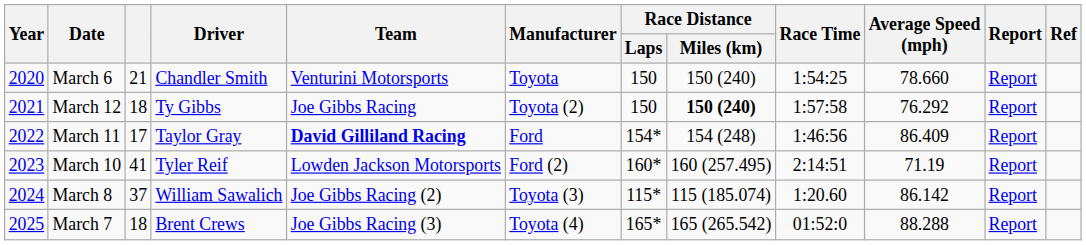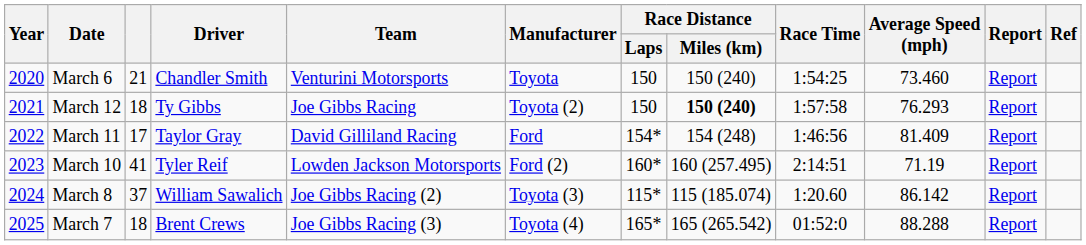(924, 77) 78.660 -> (924, 77) 73.460
(924, 107) 76.292 -> (924, 107) 76.293
(378, 136) bold -> (374, 136) normal
(924, 136) 86.409 -> (924, 136) 81.409
